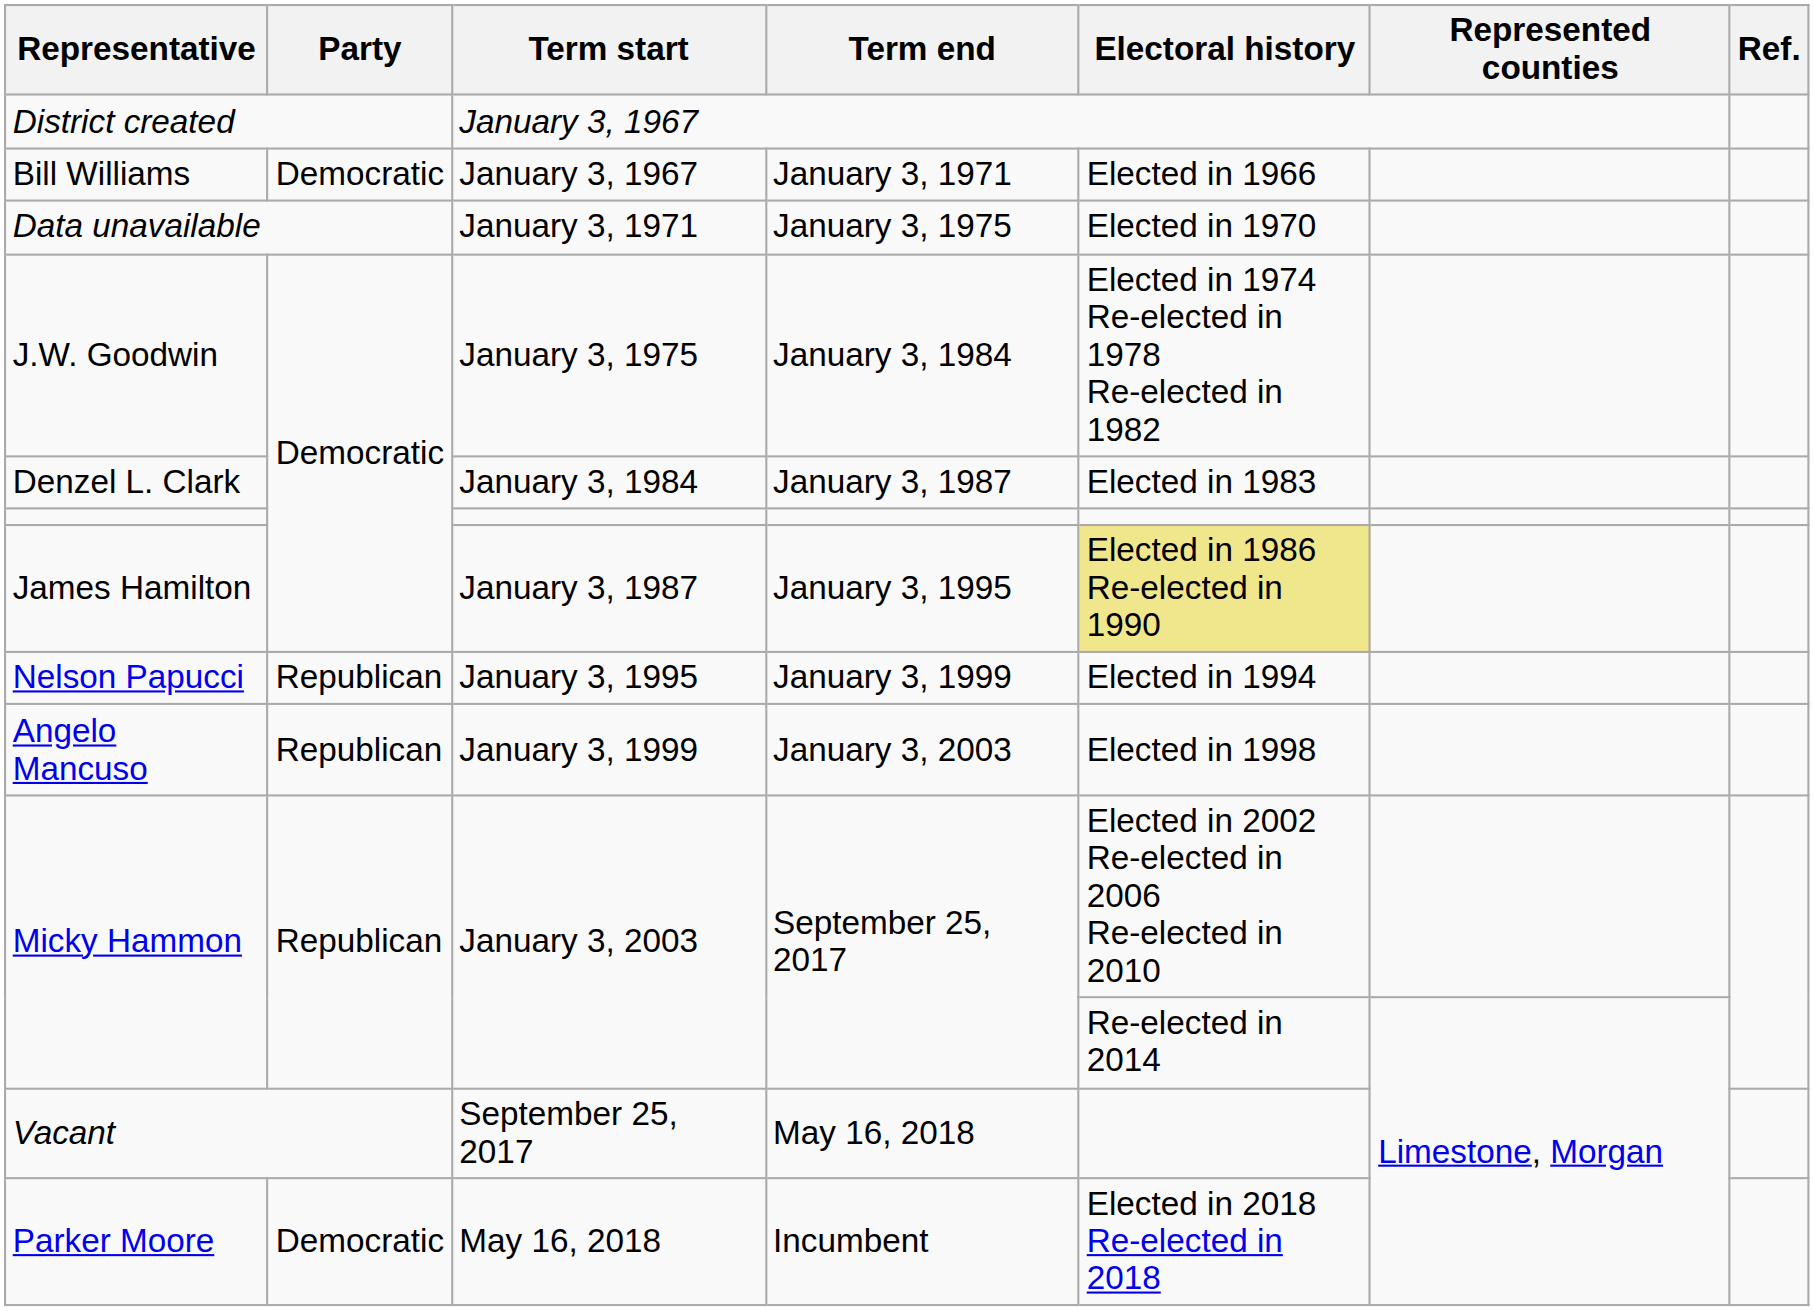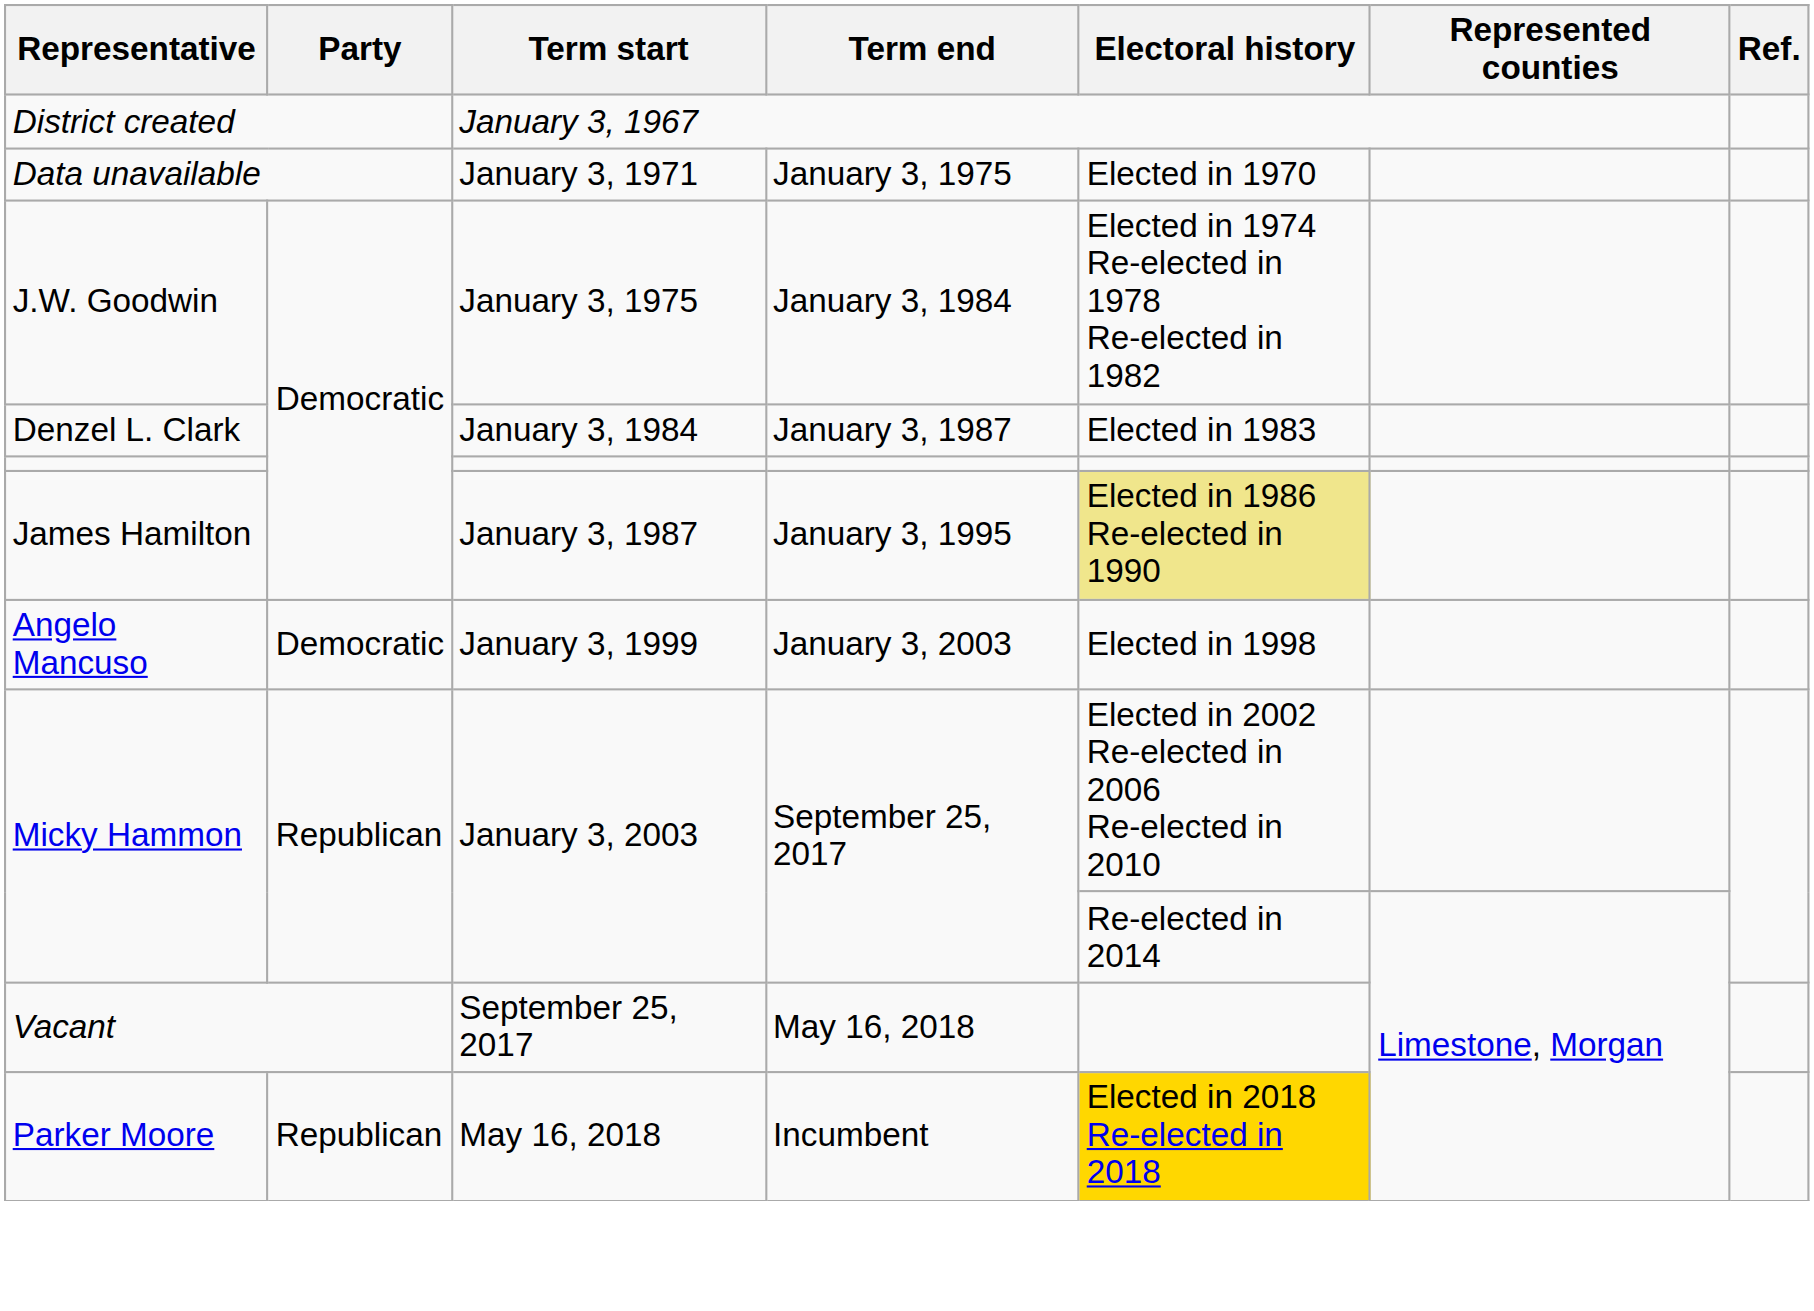- row: (101, 173)
- row: (128, 677)
(359, 749) Republican -> (360, 643) Democratic
(360, 1241) Democratic -> (359, 1135) Republican
(1201, 1241) no background -> (1201, 1135) gold background
